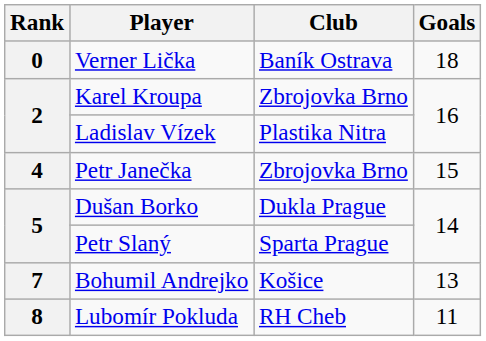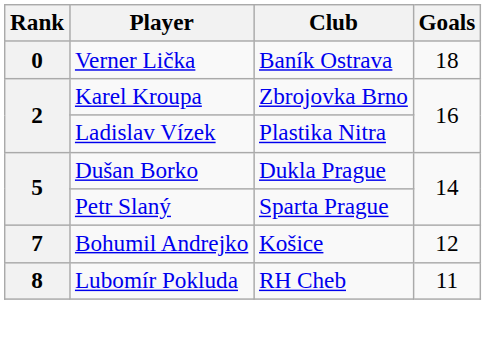- row: (133, 170)
(447, 280) 13 -> (447, 243) 12
